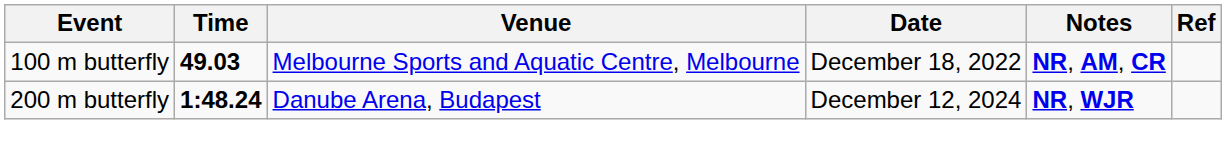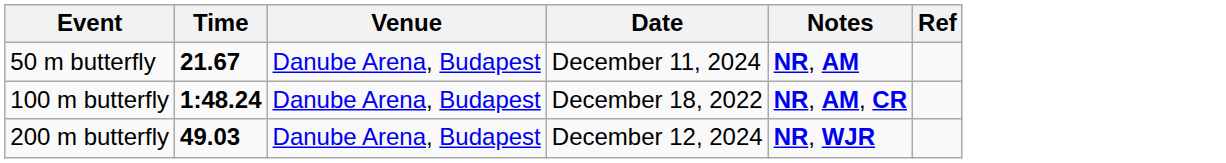+ row: (83, 61)
(210, 61) 49.03 -> (221, 99) 1:48.24
(536, 61) Melbourne Sports and Aquatic Centre, Melbourne -> (407, 99) Danube Arena, Budapest
(221, 99) 1:48.24 -> (210, 137) 49.03
